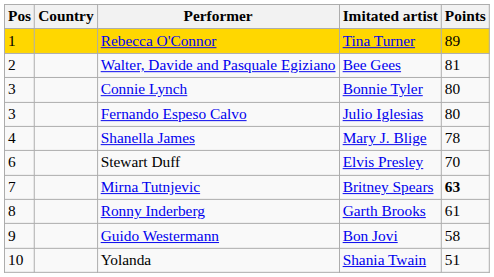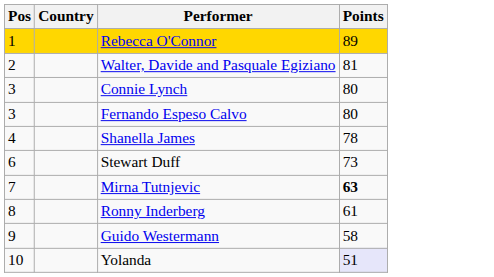- column: (390, 16)
(453, 162) 70 -> (350, 162) 73
(453, 260) no background -> (350, 260) lavender background
